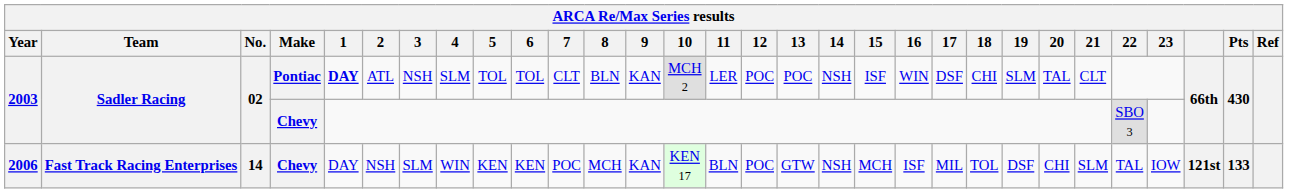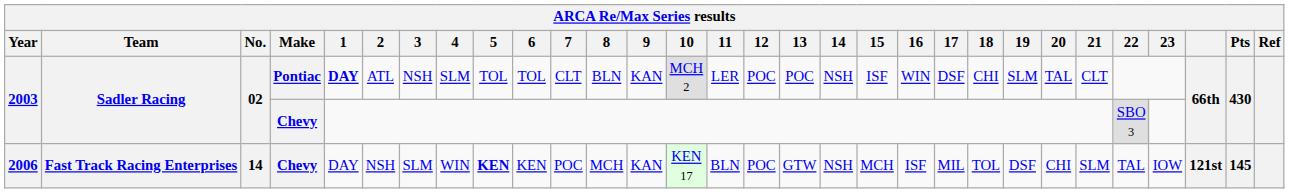(493, 165) normal -> (493, 165) bold
(1239, 165) 133 -> (1240, 165) 145
